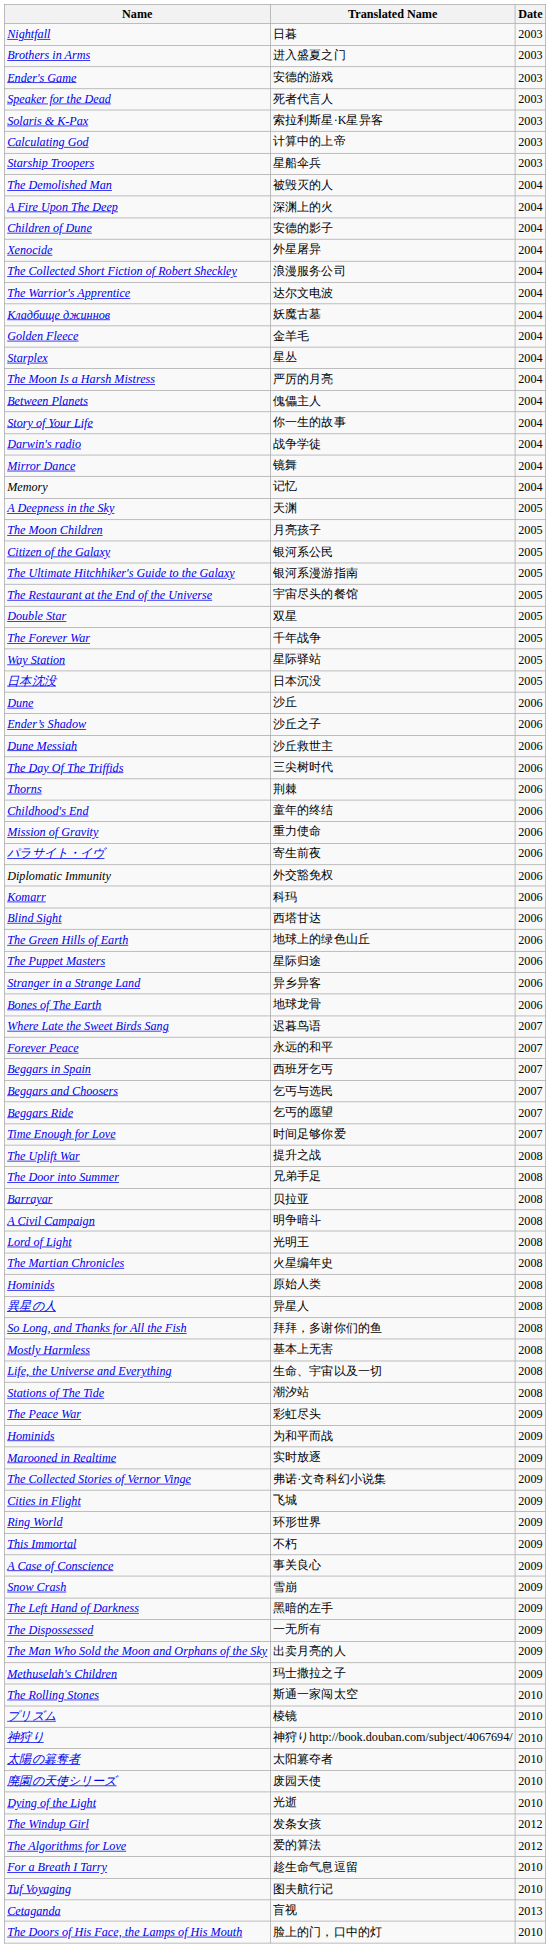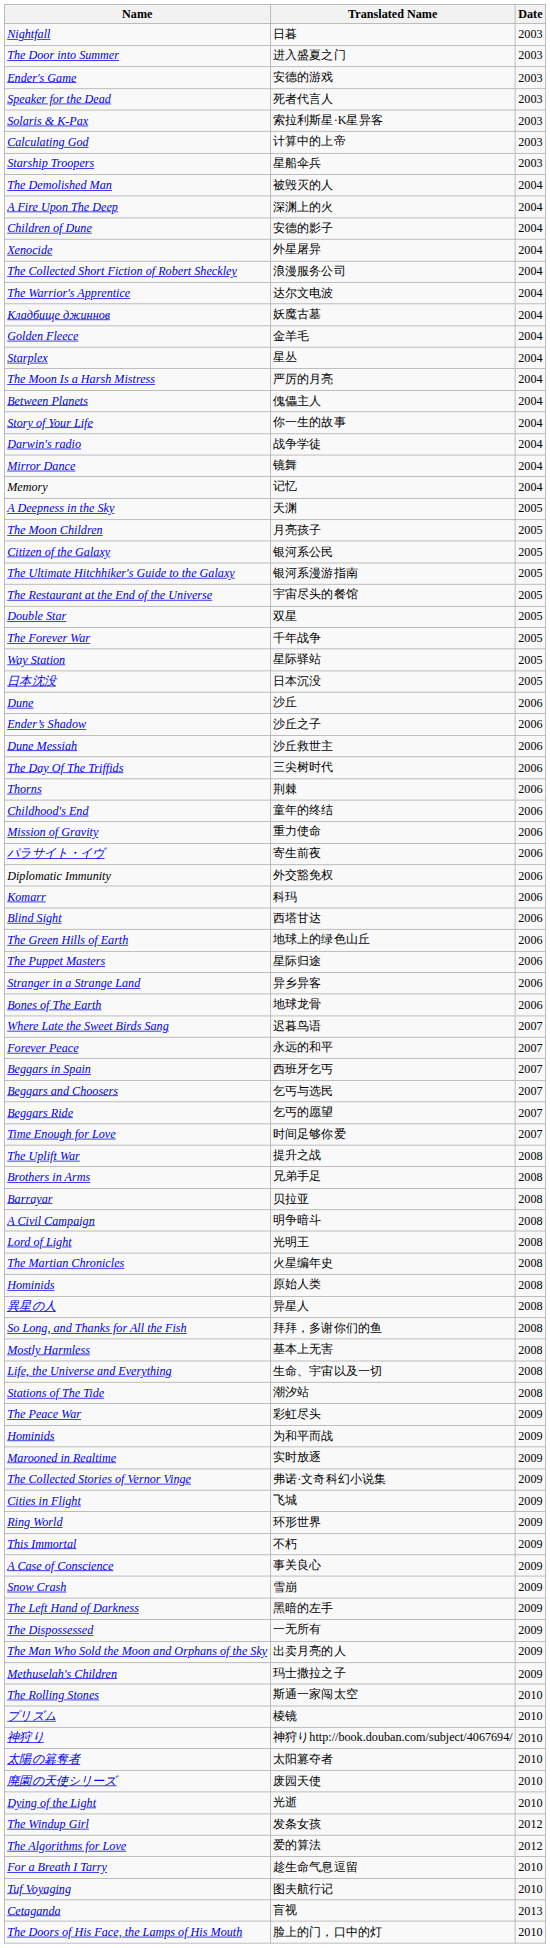(49, 56) Brothers in Arms -> (63, 56) The Door into Summer
(63, 1177) The Door into Summer -> (49, 1177) Brothers in Arms
